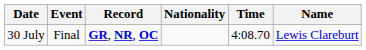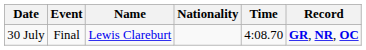columns swapped: (317, 14) <-> (123, 14)
